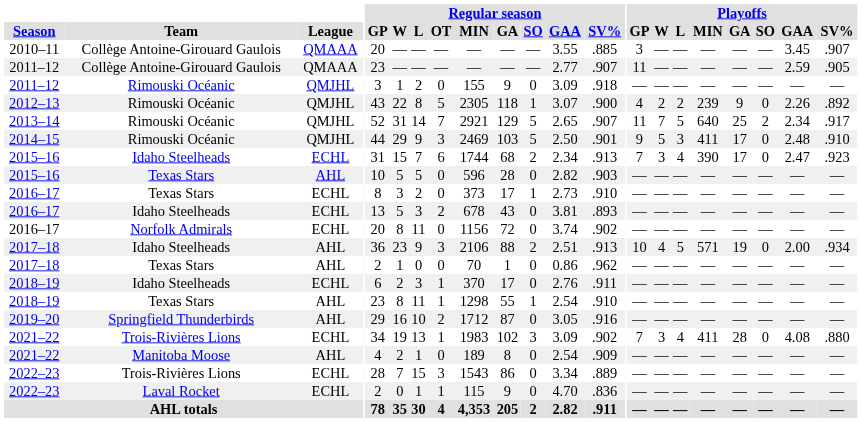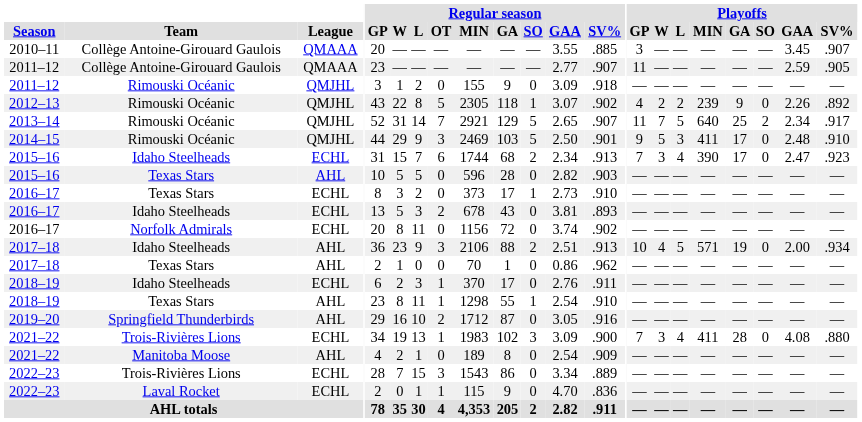(605, 103) .900 -> (605, 103) .902
(605, 337) .902 -> (605, 337) .900
